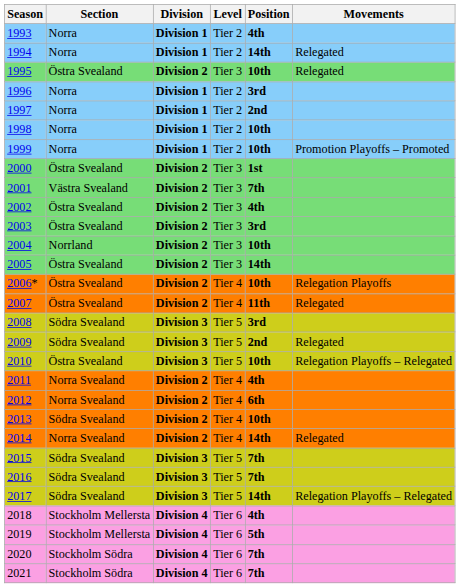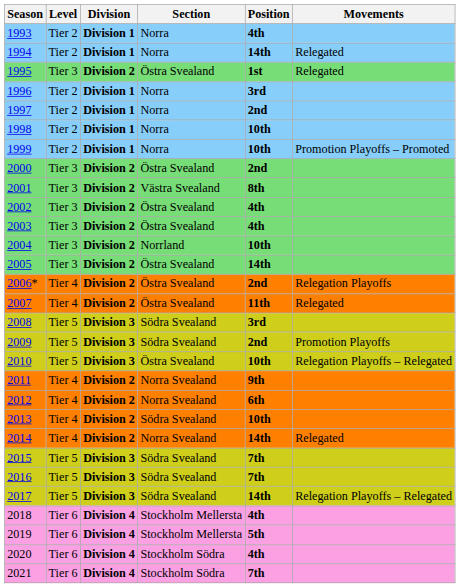columns swapped: (228, 14) <-> (99, 14)
(259, 71) 10th -> (255, 71) 1st
(255, 168) 1st -> (258, 168) 2nd
(256, 187) 7th -> (256, 187) 8th
(257, 226) 3rd -> (256, 226) 4th
(259, 284) 10th -> (258, 284) 2nd
(320, 341) Relegated -> (343, 341) Promotion Playoffs
(256, 380) 4th -> (256, 380) 9th
(256, 554) 7th -> (256, 554) 4th
